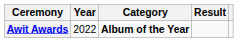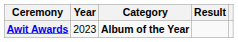(85, 29) 2022 -> (85, 29) 2023
